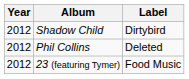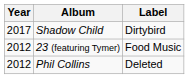(19, 30) 2012 -> (19, 30) 2017
rows swapped: (63, 47) <-> (78, 64)
